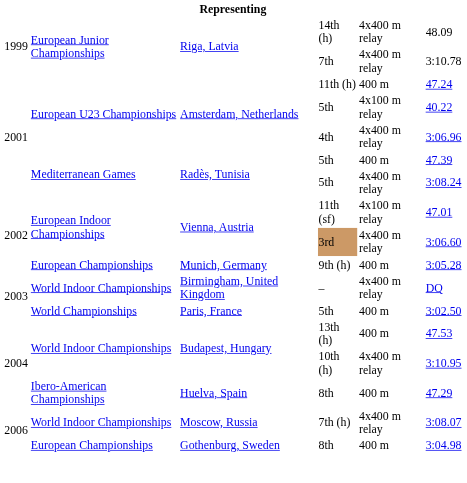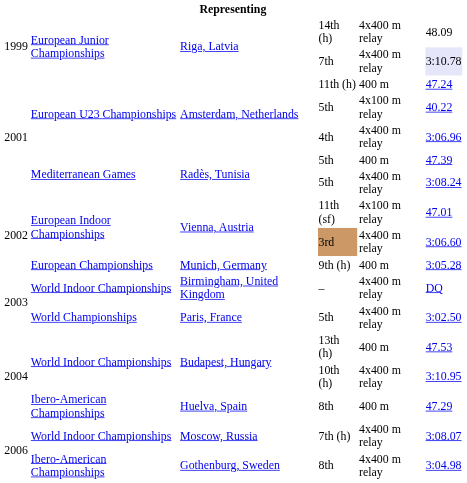(444, 61) no background -> (444, 61) lavender background
(374, 310) 400 m -> (380, 317) 4x400 m relay
(92, 445) European Championships -> (69, 465) Ibero-American Championships
(374, 445) 400 m -> (380, 465) 4x400 m relay
